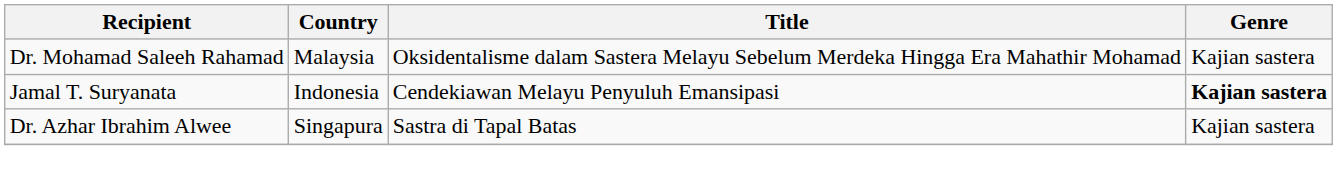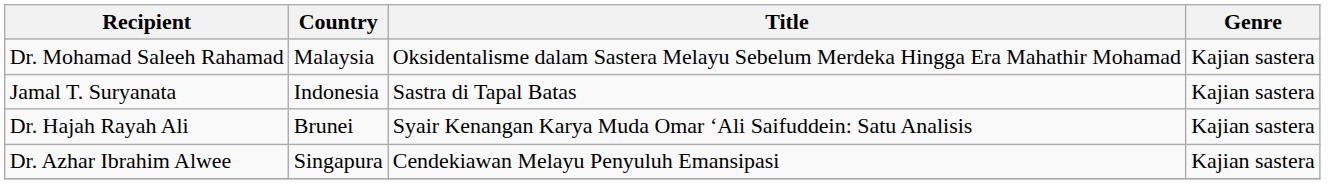(586, 91) Cendekiawan Melayu Penyuluh Emansipasi -> (485, 91) Sastra di Tapal Batas
(1259, 91) bold -> (1253, 91) normal
+ row: (99, 126)
(485, 126) Sastra di Tapal Batas -> (586, 160) Cendekiawan Melayu Penyuluh Emansipasi
